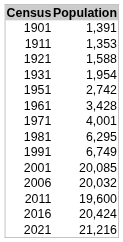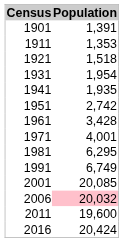(101, 59) 1,588 -> (101, 59) 1,518
+ row: (38, 90)
(98, 183) no background -> (98, 198) pink background
- row: (38, 229)
